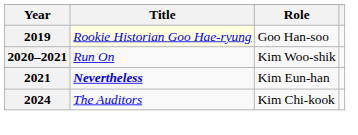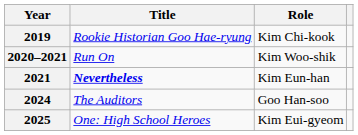(162, 36) lightyellow background -> (162, 36) no background
(293, 36) Goo Han-soo -> (296, 36) Kim Chi-kook
(296, 99) Kim Chi-kook -> (293, 99) Goo Han-soo
+ row: (37, 120)
